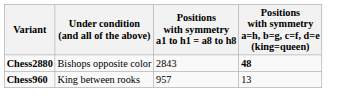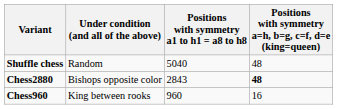+ row: (35, 63)
(164, 79) 957 -> (174, 95) 960
(246, 79) 13 -> (257, 95) 16
